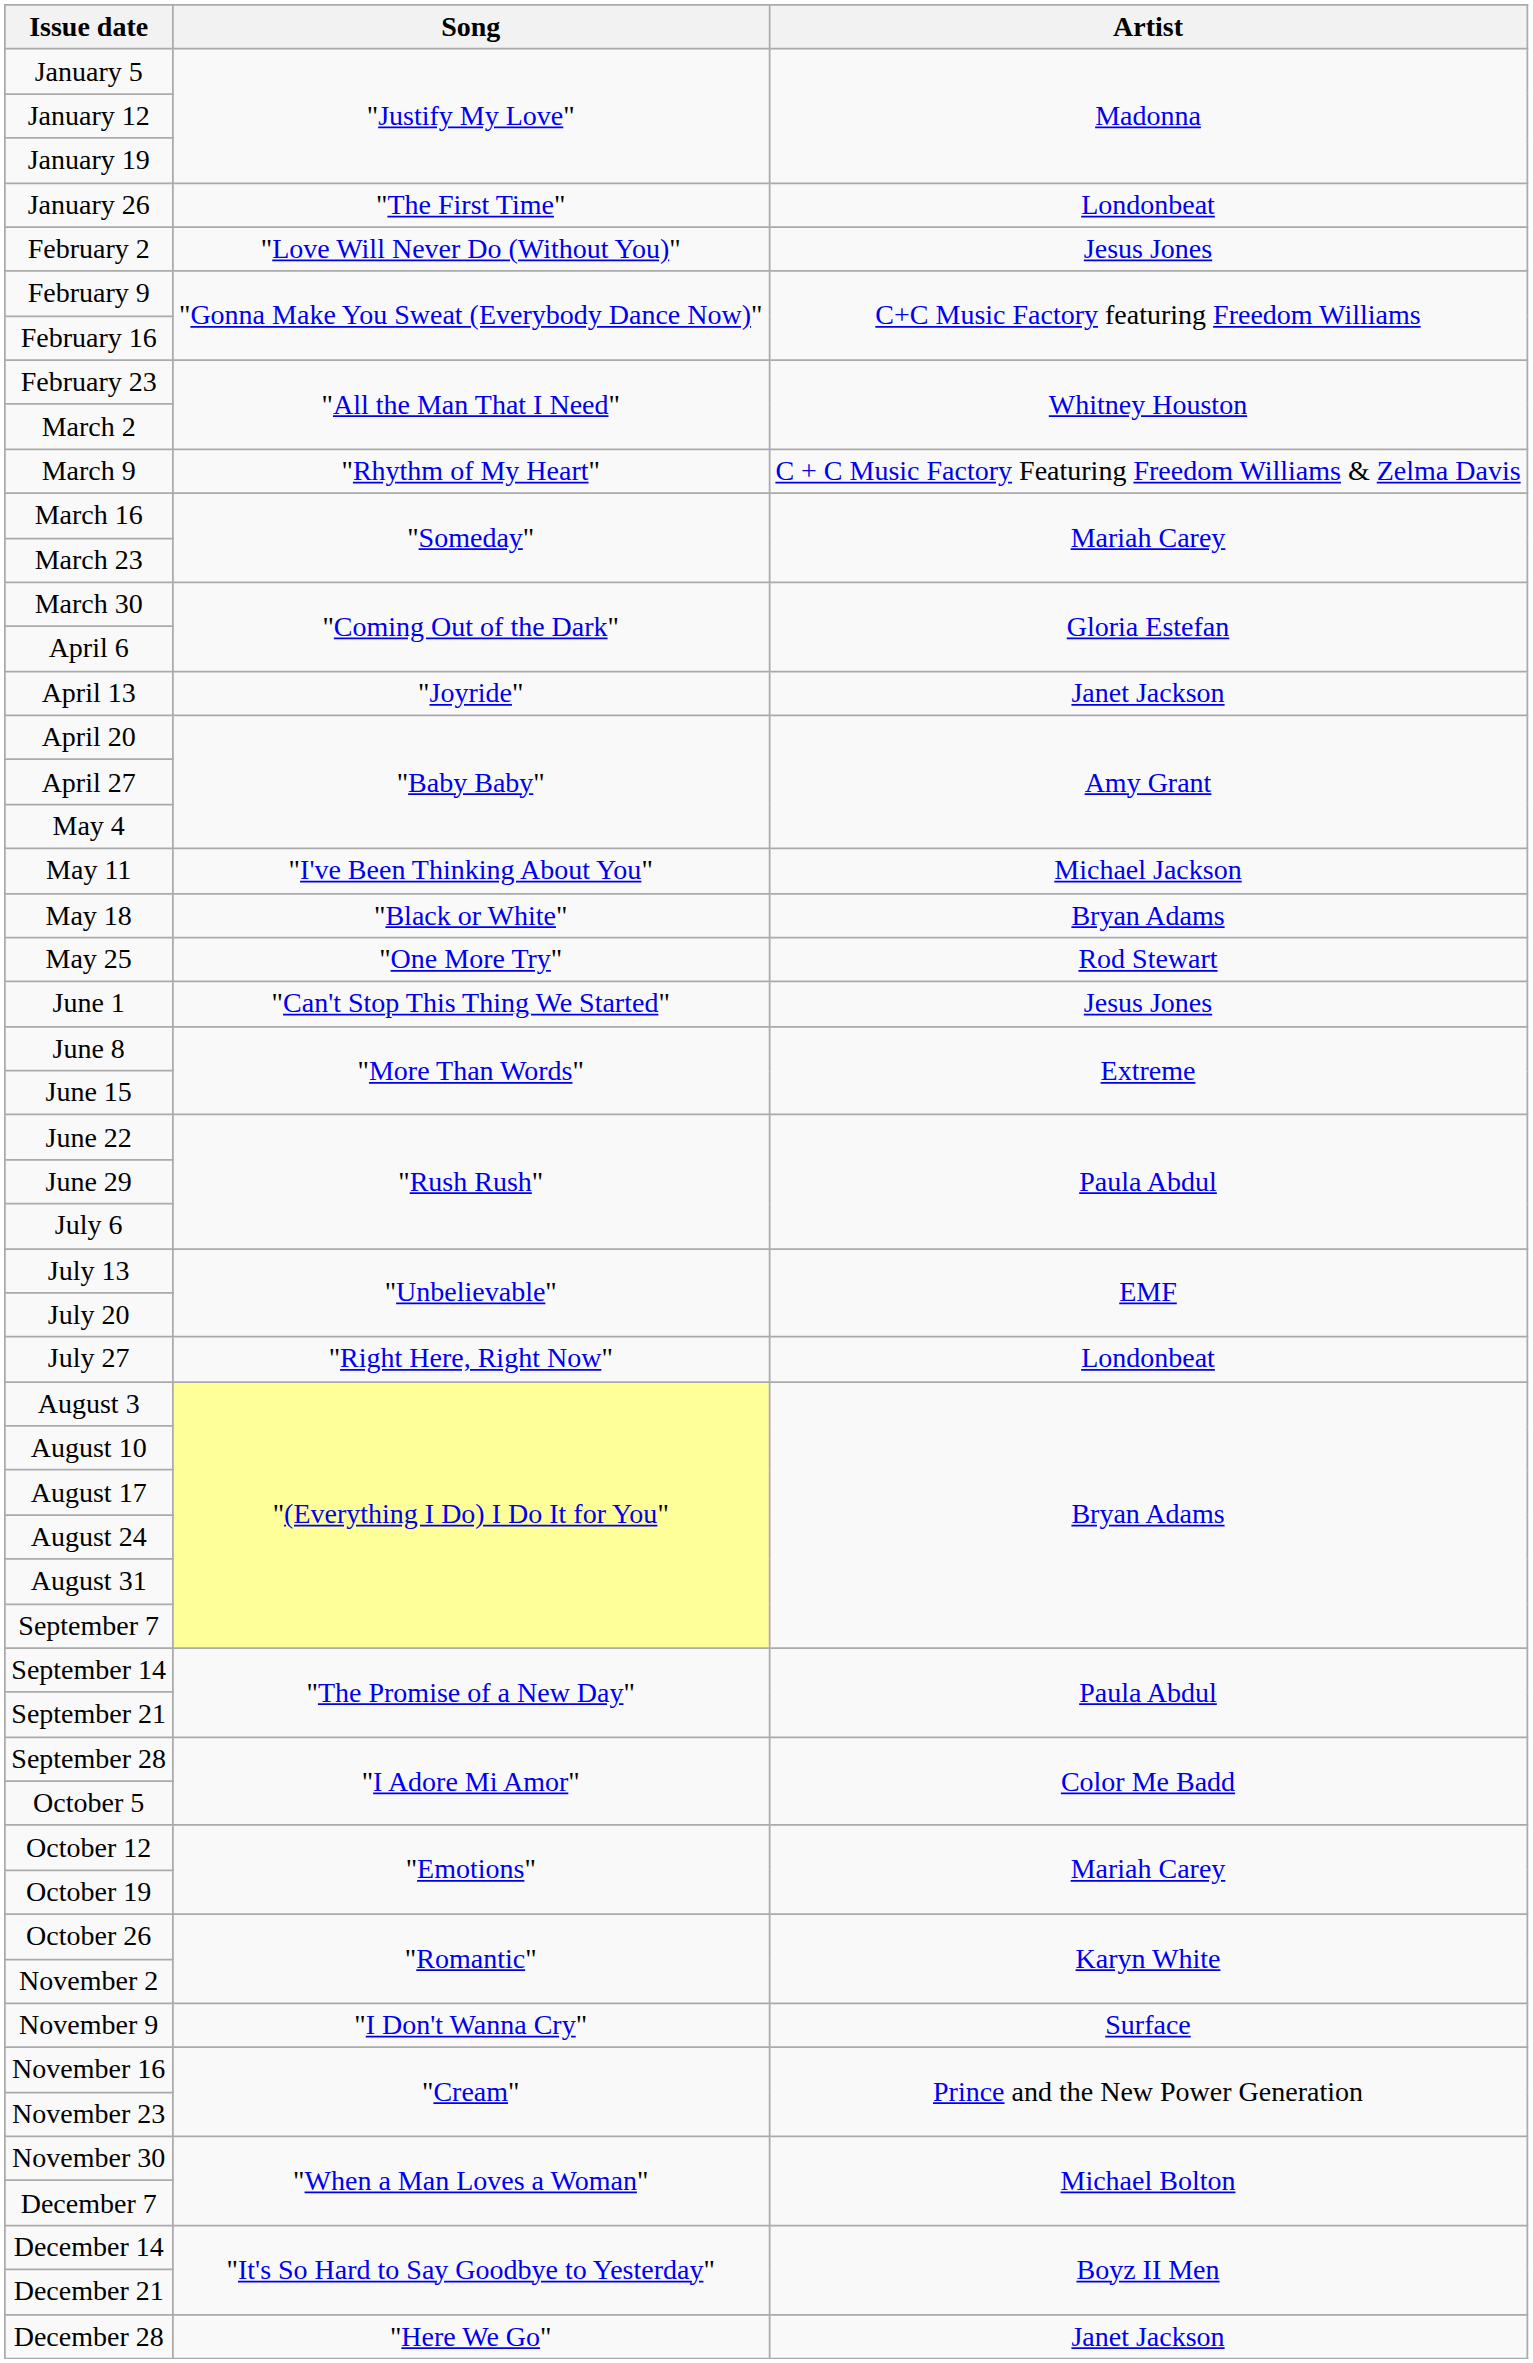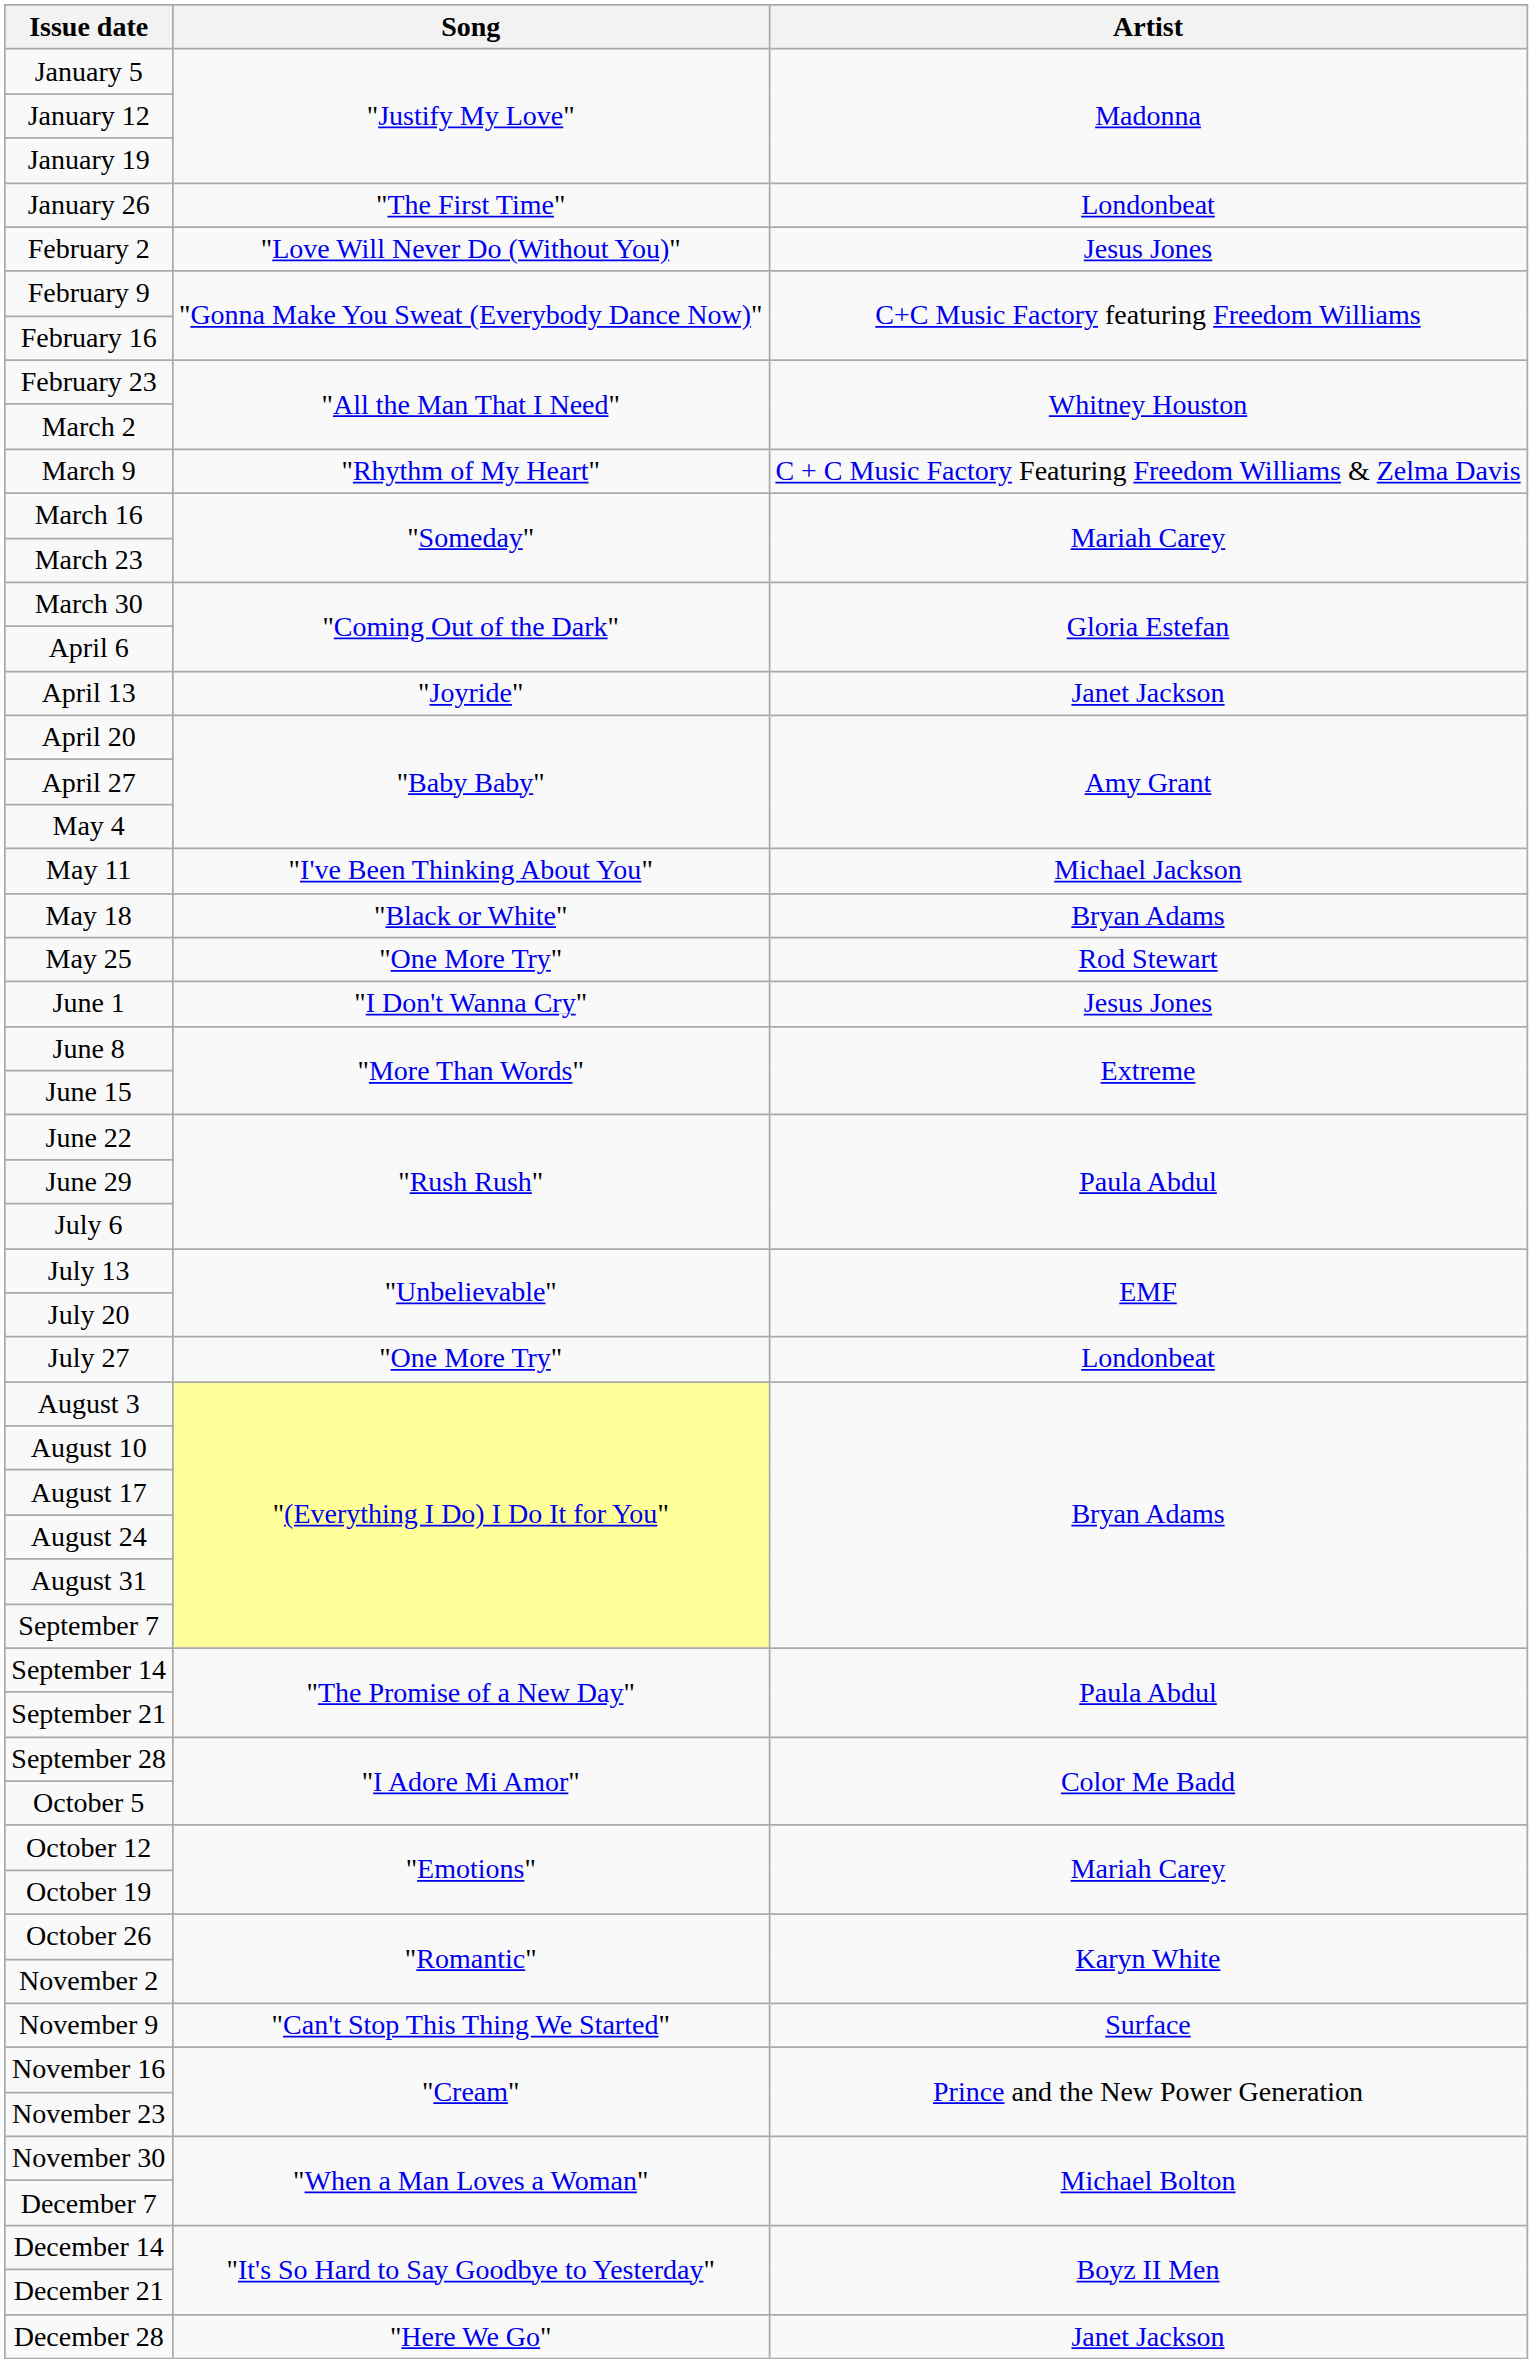(471, 1003) "Can't Stop This Thing We Started" -> (471, 1003) "I Don't Wanna Cry"
(471, 1358) "Right Here, Right Now" -> (471, 1358) "One More Try"
(471, 2024) "I Don't Wanna Cry" -> (471, 2024) "Can't Stop This Thing We Started"
